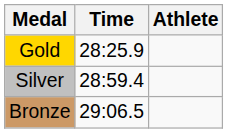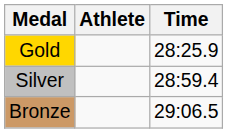columns swapped: (186, 19) <-> (112, 19)
